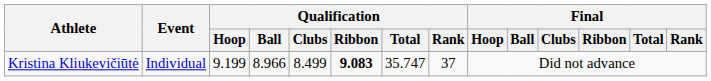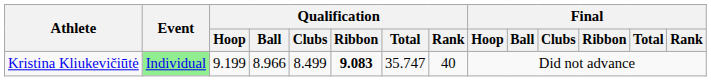(176, 64) no background -> (176, 64) lightgreen background
(448, 64) 37 -> (448, 64) 40
